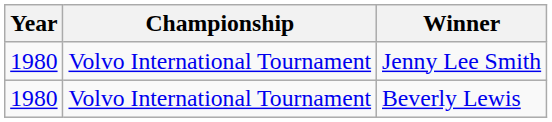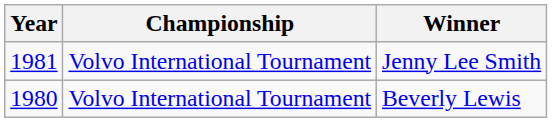(34, 60) 1980 -> (34, 60) 1981
